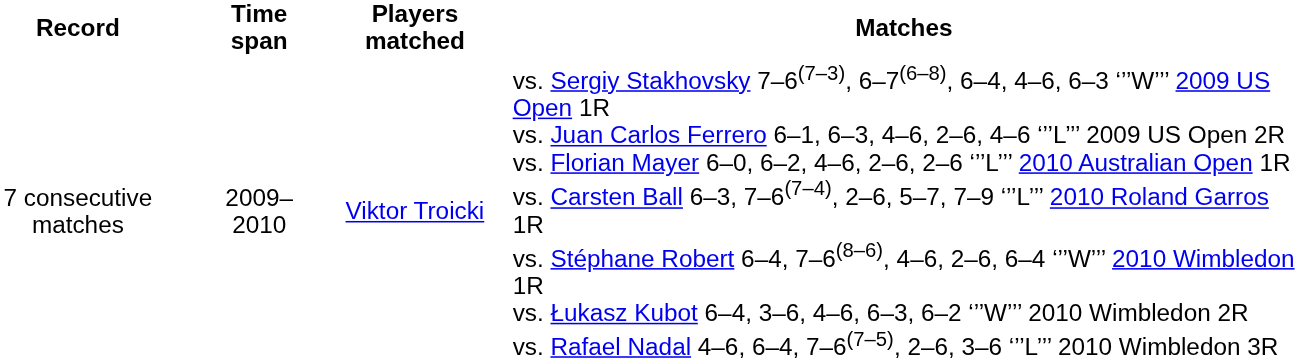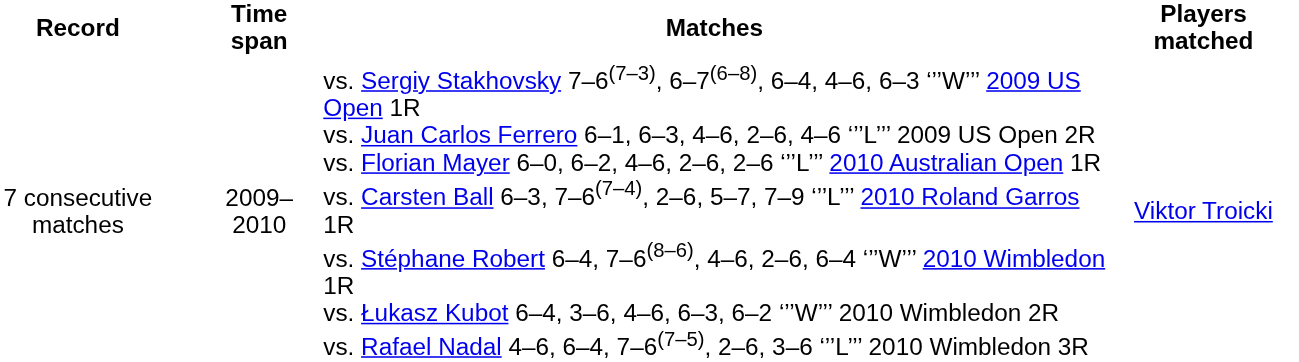columns swapped: (904, 27) <-> (415, 27)
